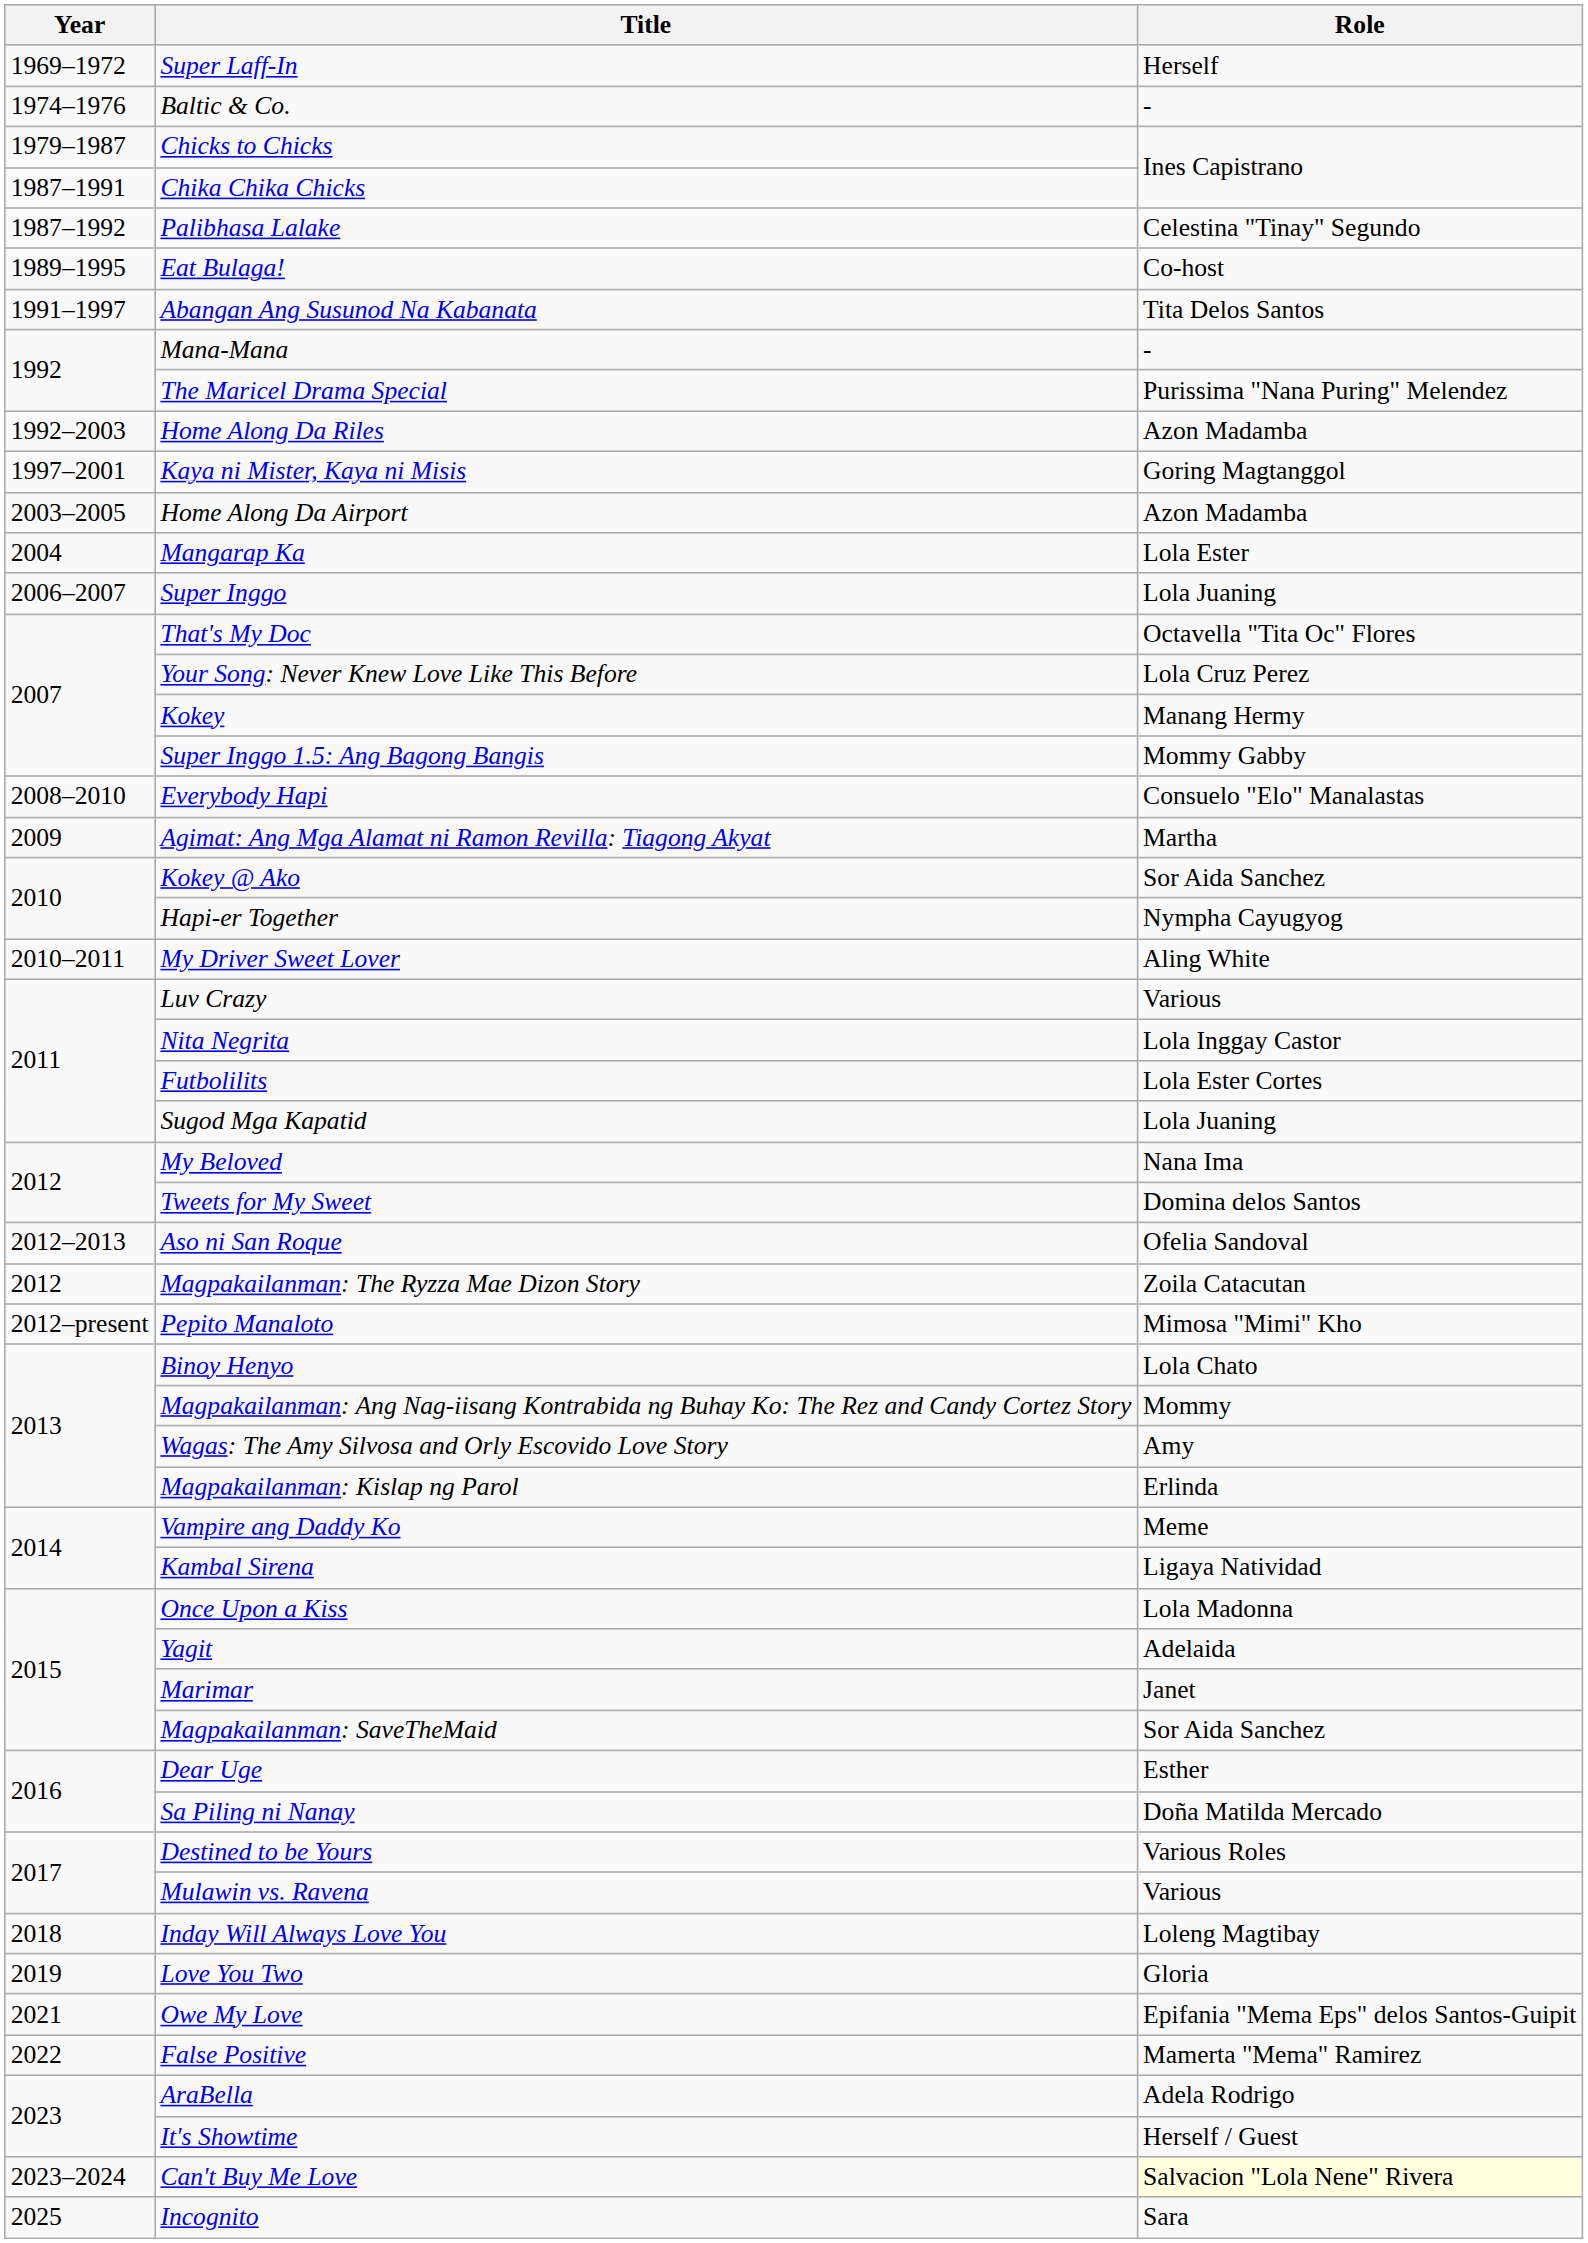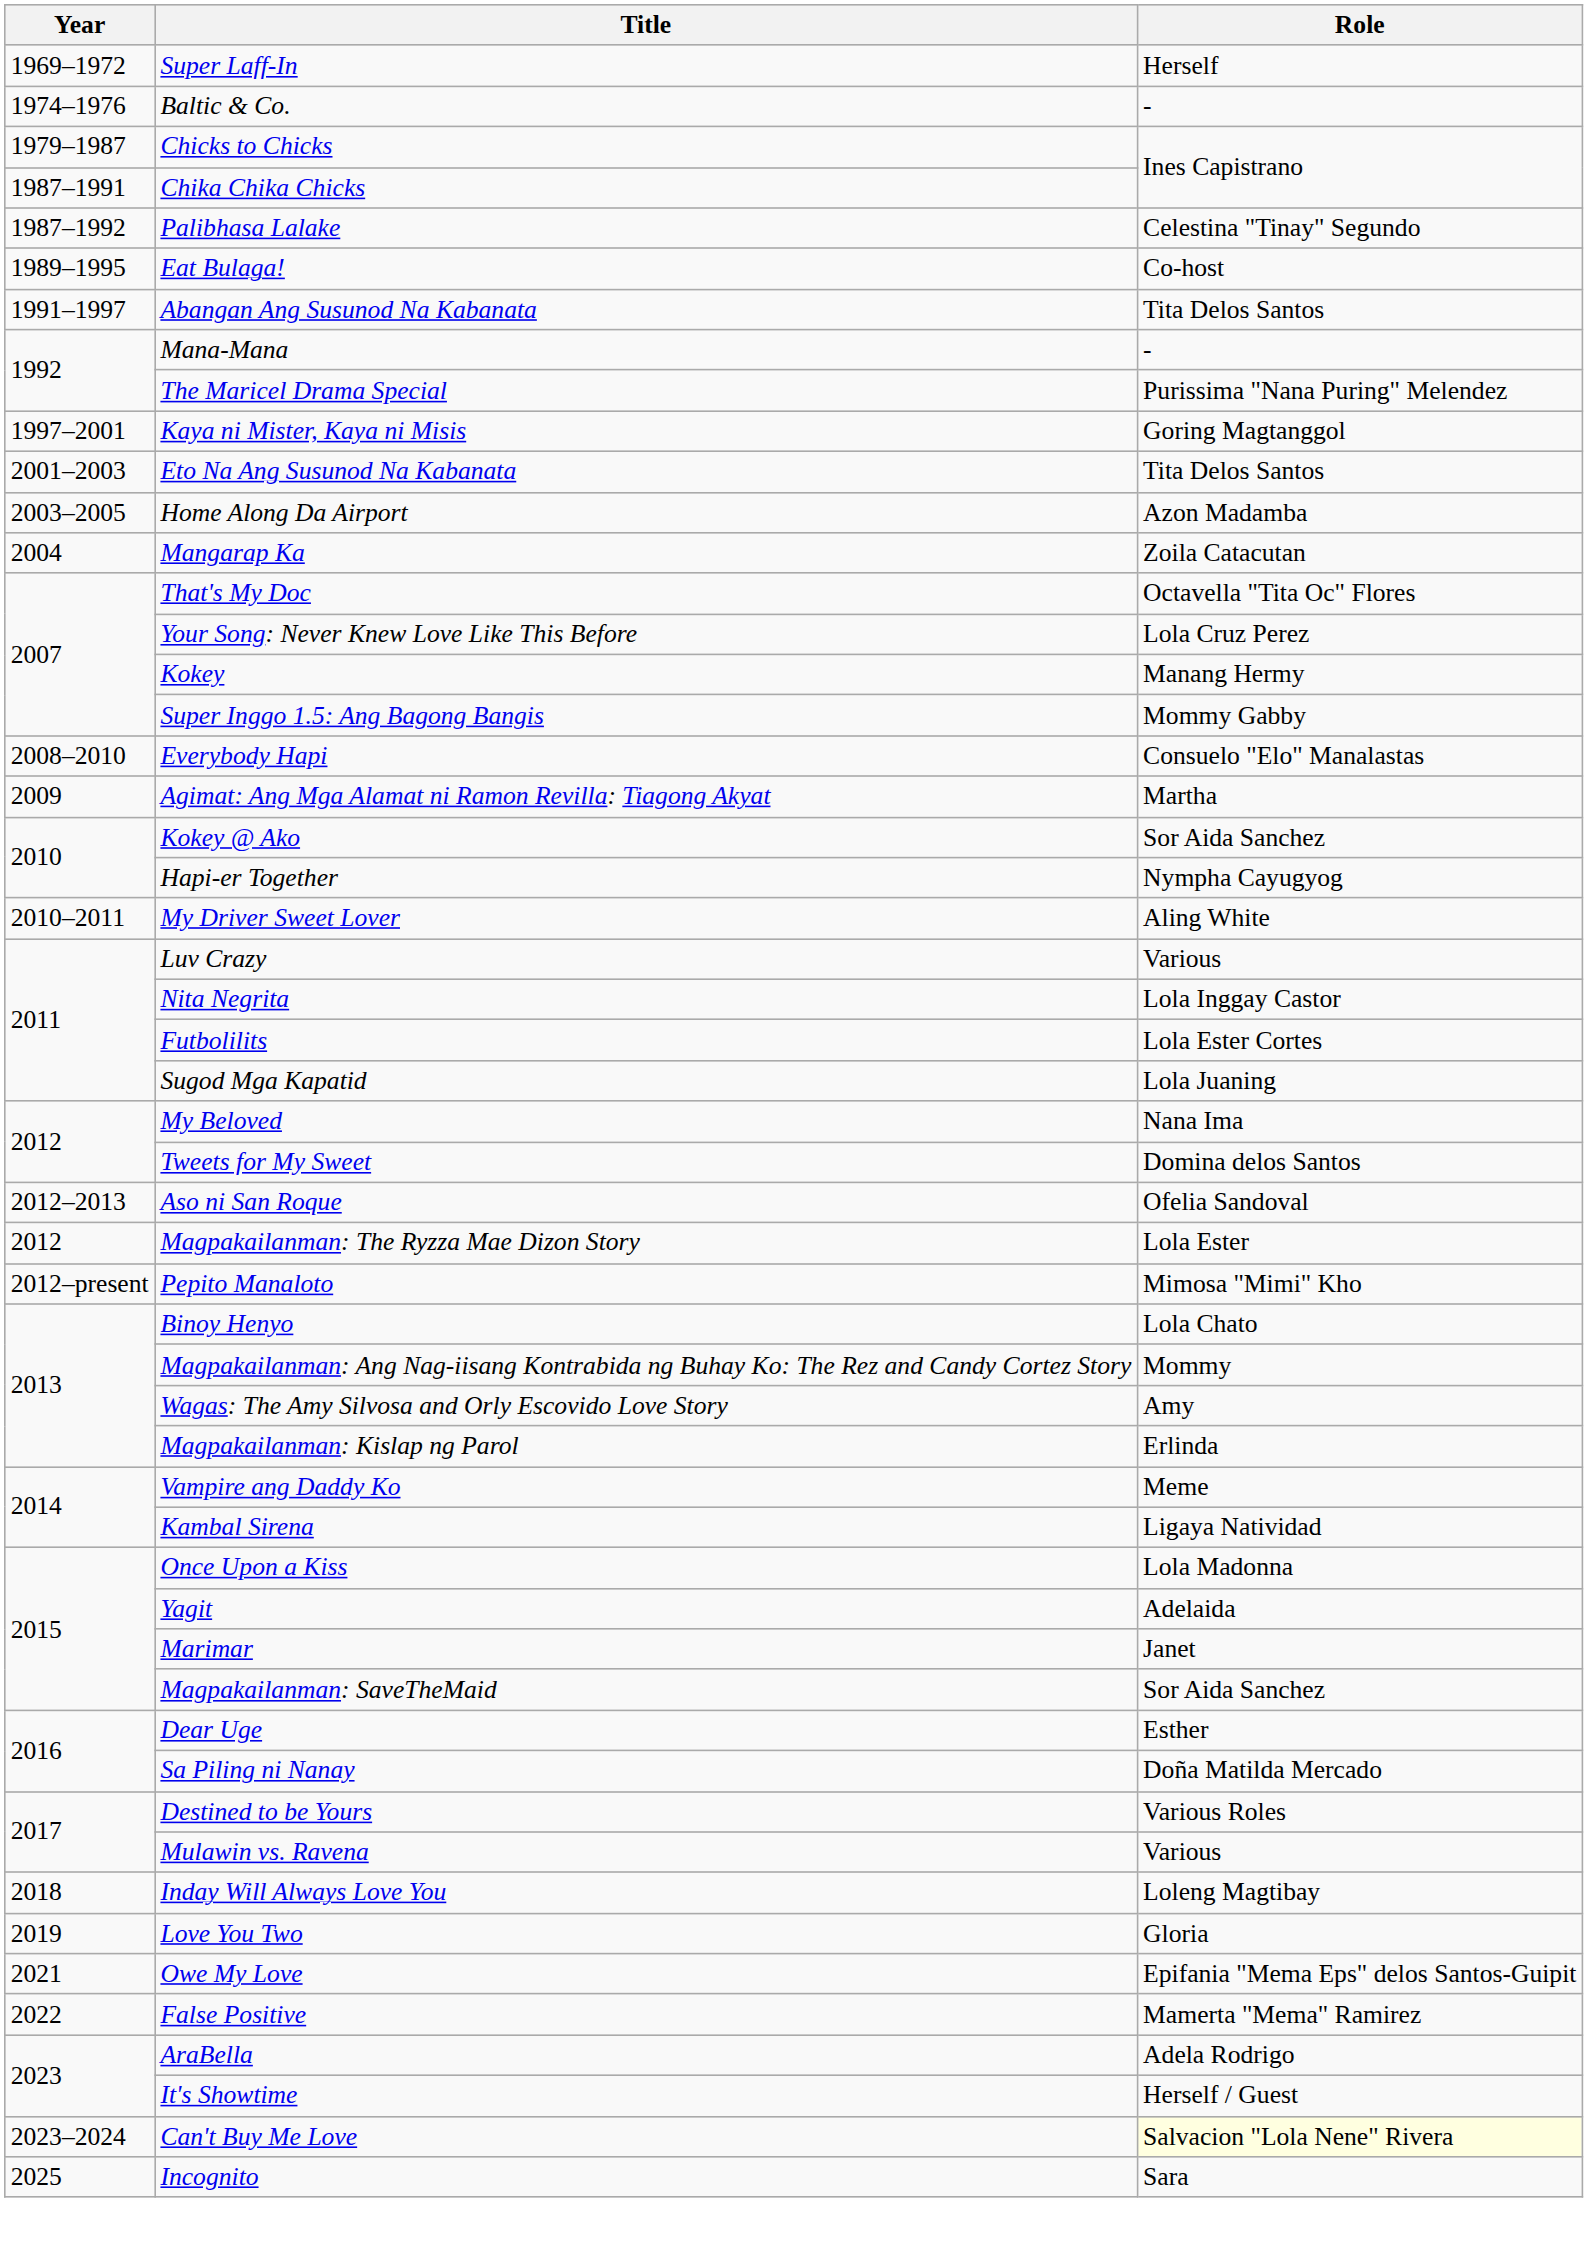- row: (272, 430)
+ row: (338, 471)
(1196, 552) Lola Ester -> (1224, 552) Zoila Catacutan
- row: (223, 593)
(1224, 1283) Zoila Catacutan -> (1196, 1242) Lola Ester
